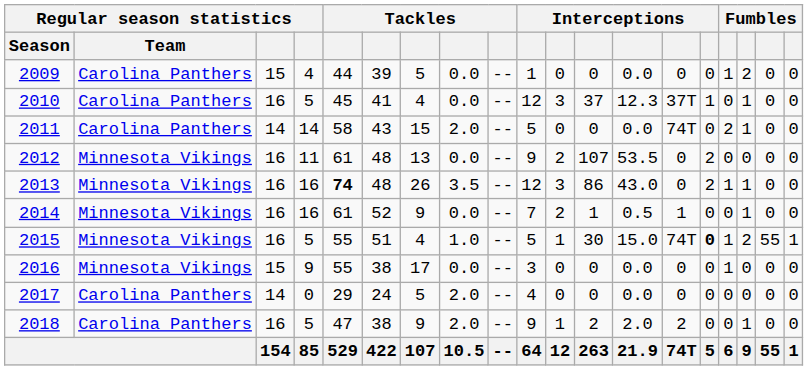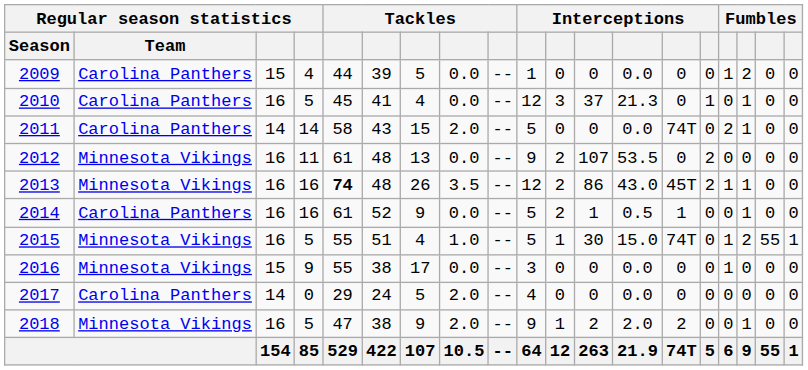(637, 102) 12.3 -> (637, 102) 21.3
(681, 102) 37T -> (681, 102) 0
(560, 185) 3 -> (560, 185) 2
(681, 185) 0 -> (681, 185) 45T
(165, 213) Minnesota Vikings -> (165, 213) Carolina Panthers
(531, 213) 7 -> (531, 213) 5
(710, 241) bold -> (710, 241) normal
(165, 324) Carolina Panthers -> (165, 324) Minnesota Vikings
